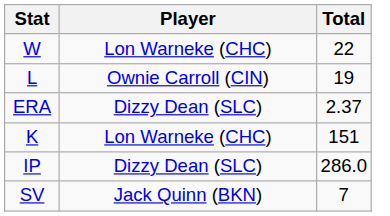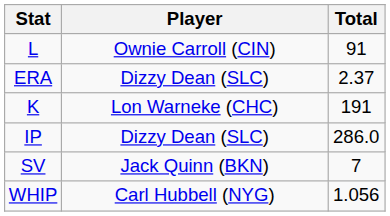- row: (32, 48)
(344, 78) 19 -> (356, 48) 91
(344, 136) 151 -> (356, 107) 191
+ row: (33, 195)
